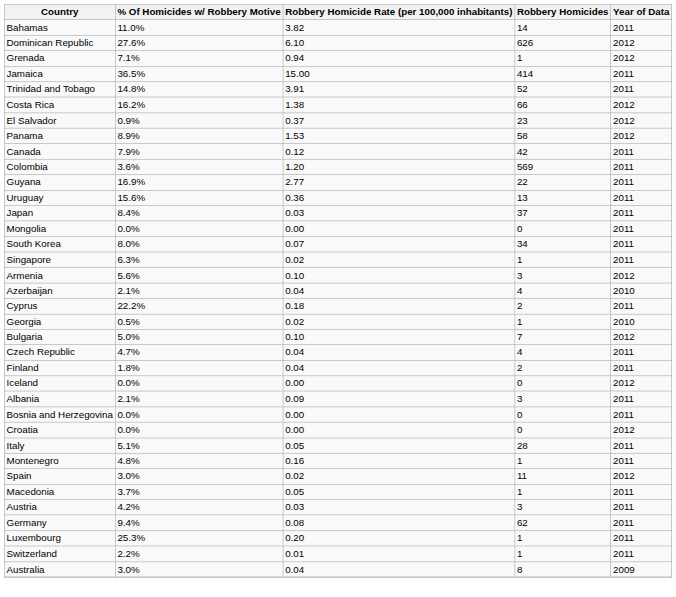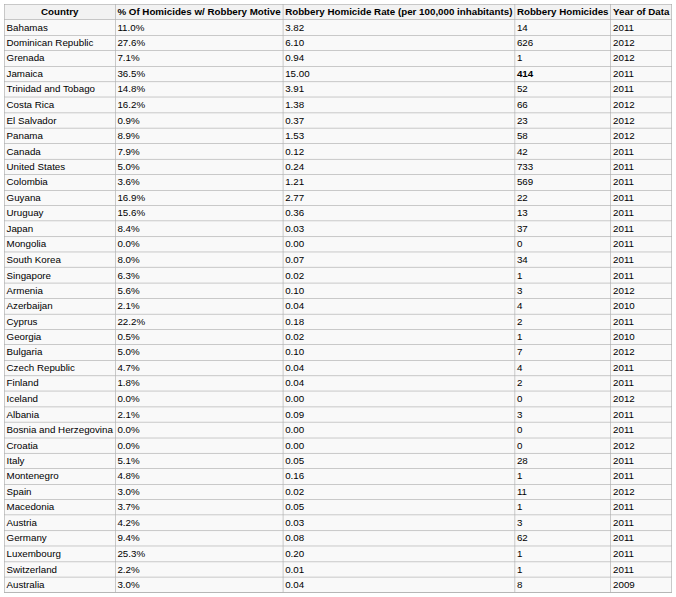(525, 74) normal -> (525, 74) bold
+ row: (36, 167)
(295, 167) 1.20 -> (295, 182) 1.21
